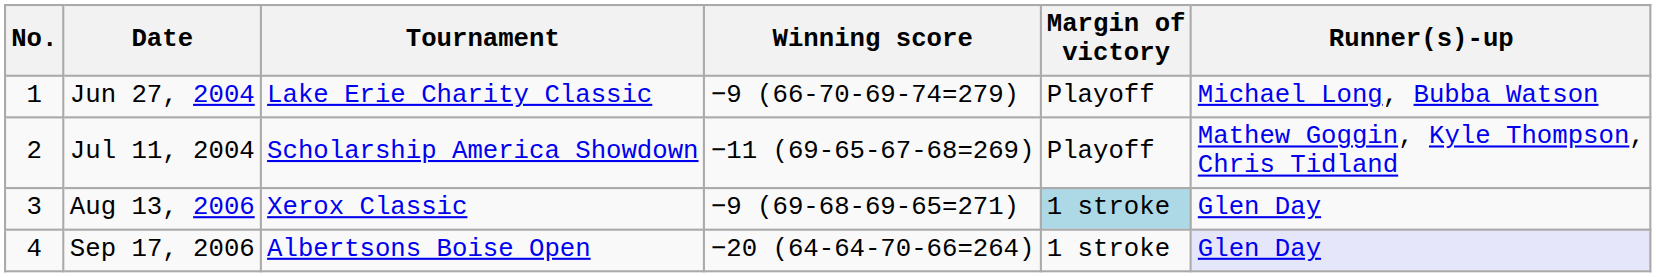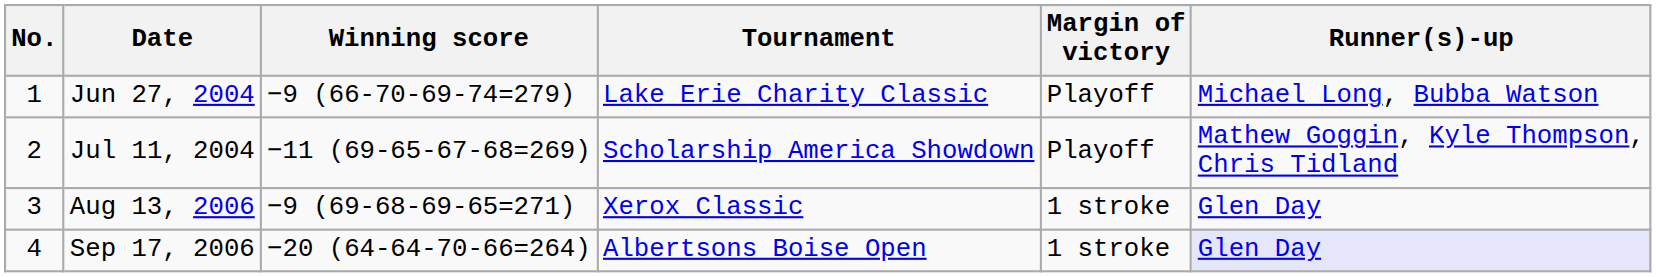columns swapped: (483, 41) <-> (873, 41)
(1108, 209) lightblue background -> (1108, 209) no background
